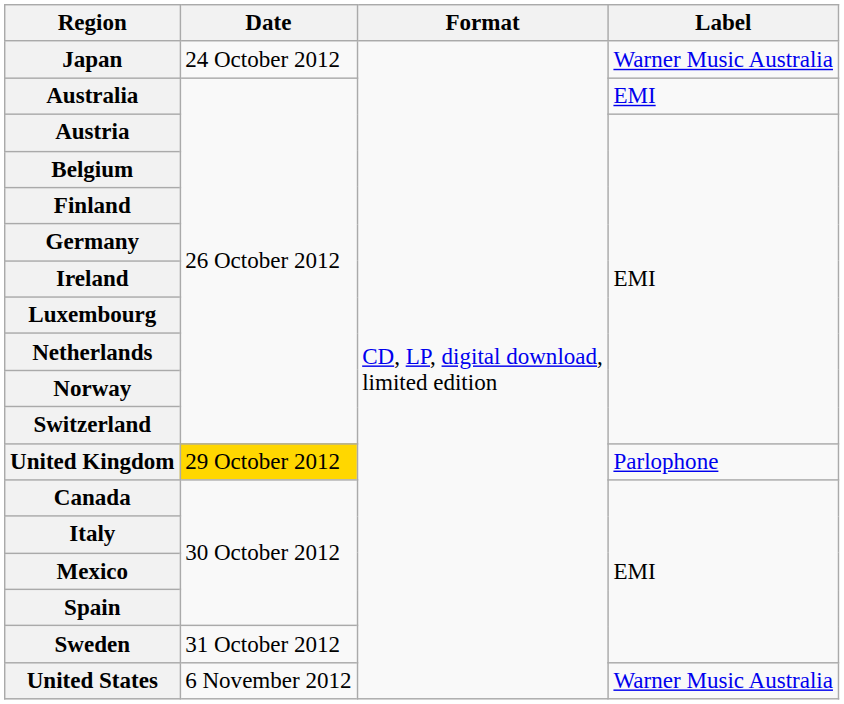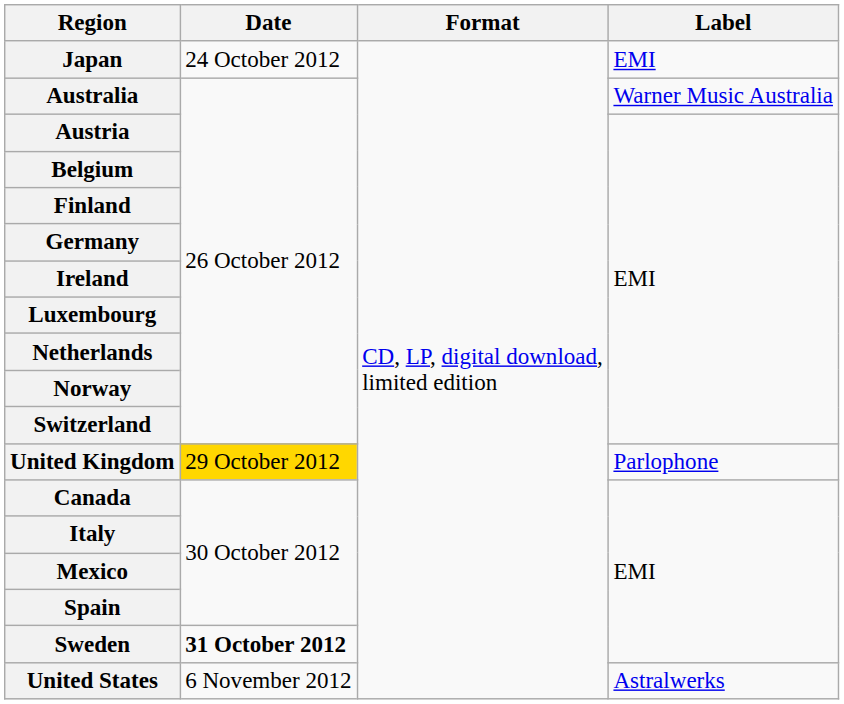(723, 59) Warner Music Australia -> (635, 59) EMI
(635, 95) EMI -> (723, 95) Warner Music Australia
(263, 643) normal -> (266, 643) bold
(723, 680) Warner Music Australia -> (669, 680) Astralwerks
